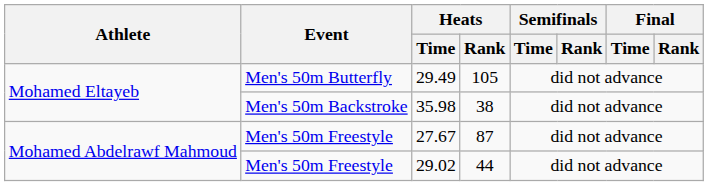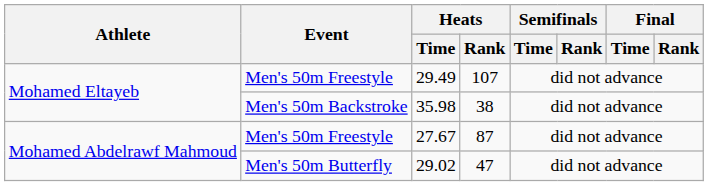(319, 77) Men's 50m Butterfly -> (319, 77) Men's 50m Freestyle
(485, 77) 105 -> (485, 77) 107
(319, 165) Men's 50m Freestyle -> (319, 165) Men's 50m Butterfly
(485, 165) 44 -> (485, 165) 47
